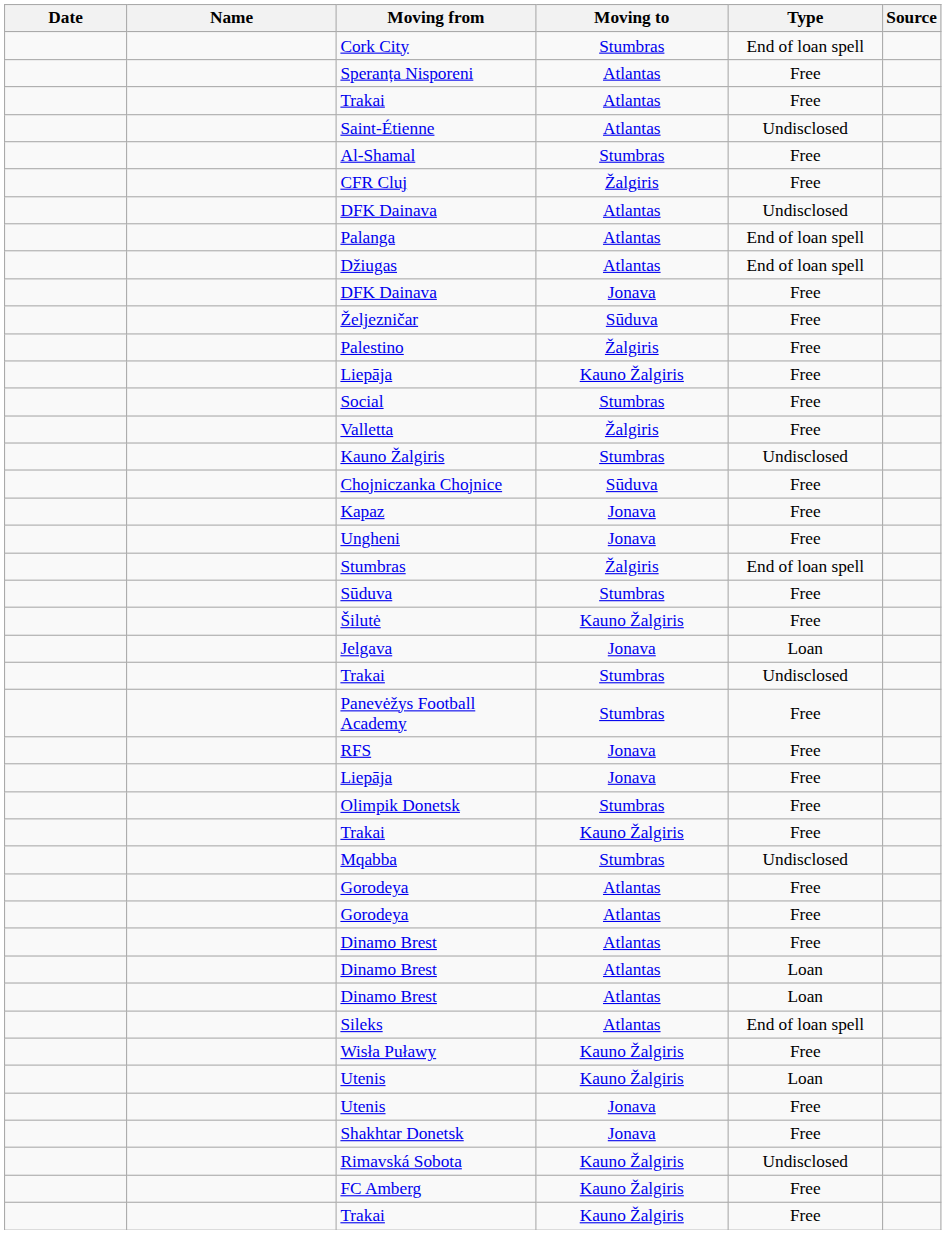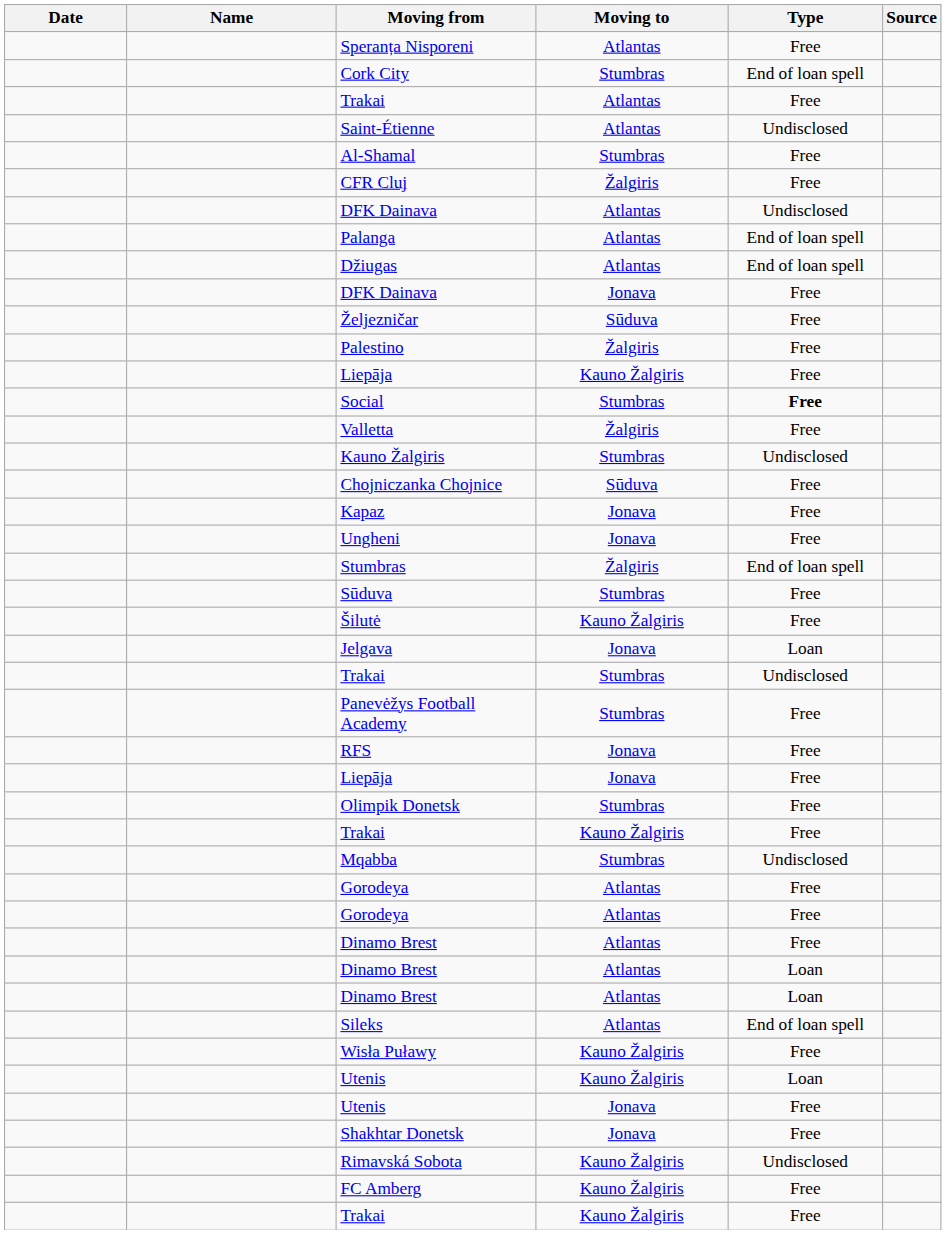rows swapped: (375, 45) <-> (407, 73)
(805, 401) normal -> (805, 401) bold
